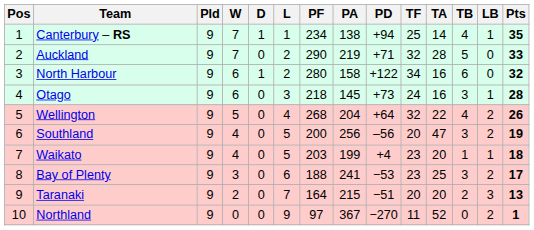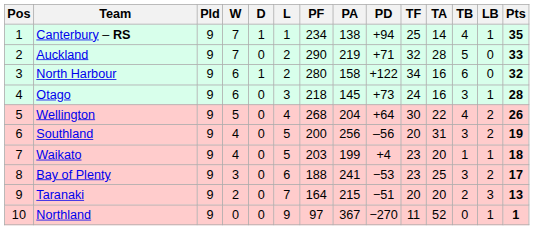(414, 114) 32 -> (414, 114) 30
(439, 134) 47 -> (439, 134) 31
(490, 214) 2 -> (490, 214) 1
